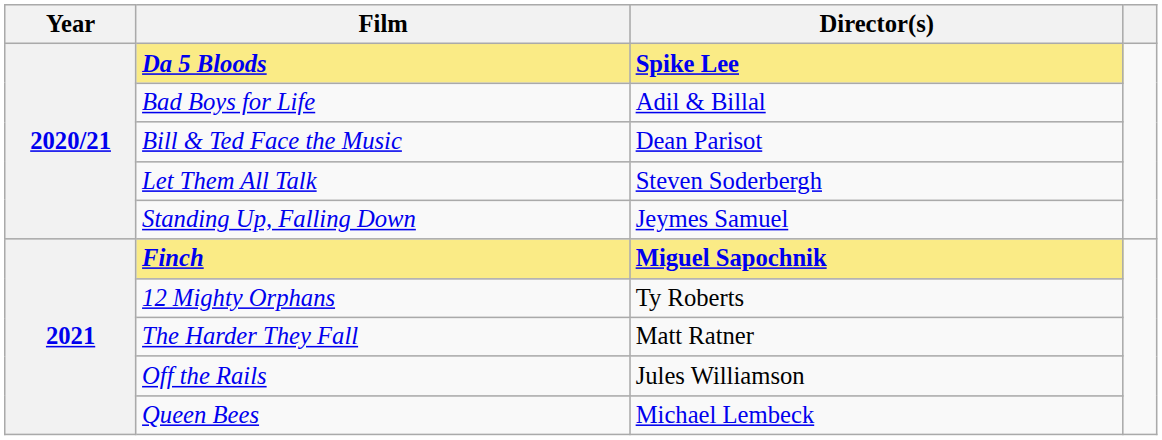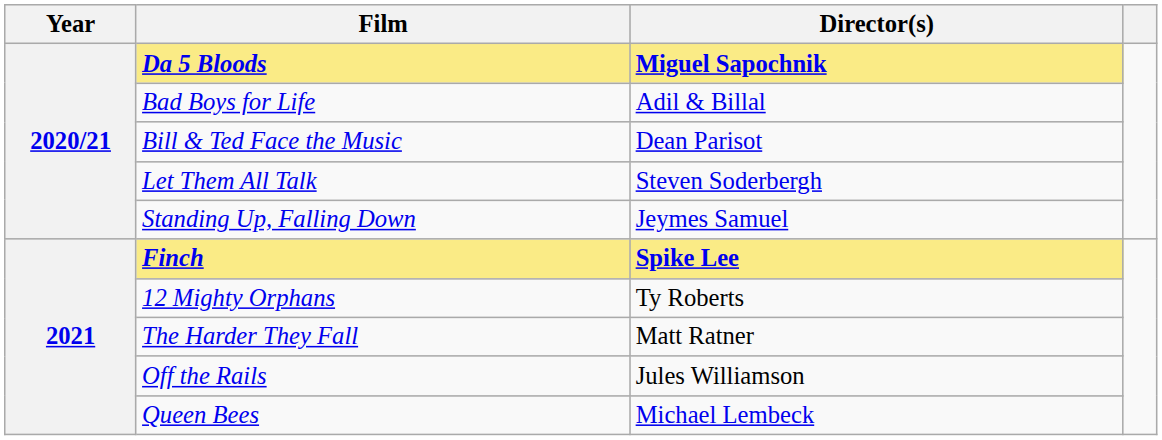(687, 63) Spike Lee -> (731, 63) Miguel Sapochnik
(731, 258) Miguel Sapochnik -> (687, 258) Spike Lee
